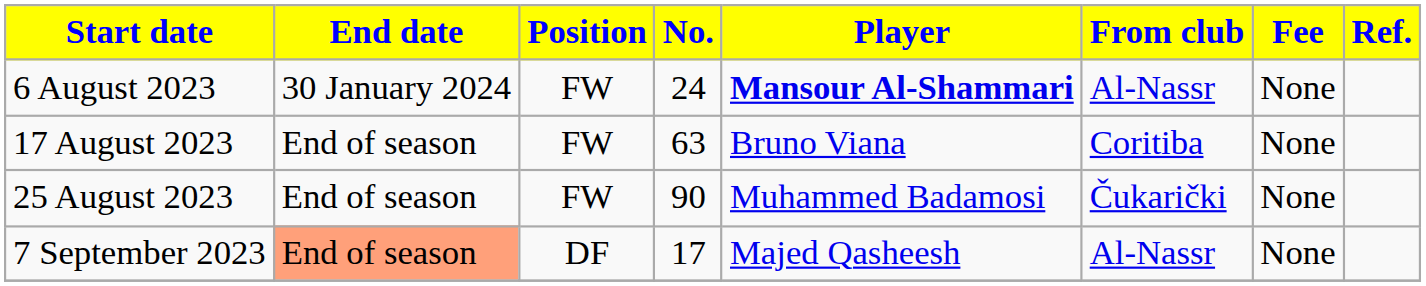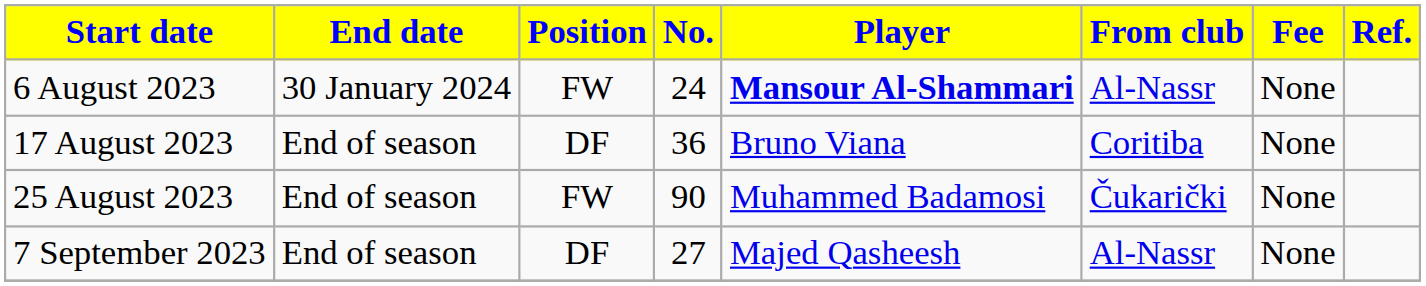(587, 142) FW -> (587, 142) DF
(688, 142) 63 -> (688, 142) 36
(379, 252) lightsalmon background -> (379, 252) no background
(688, 252) 17 -> (688, 252) 27
